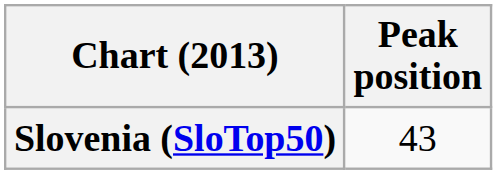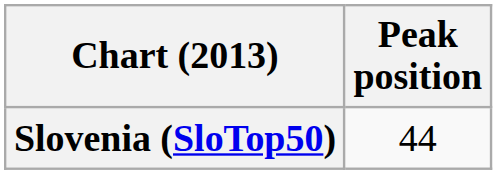(418, 137) 43 -> (418, 137) 44
